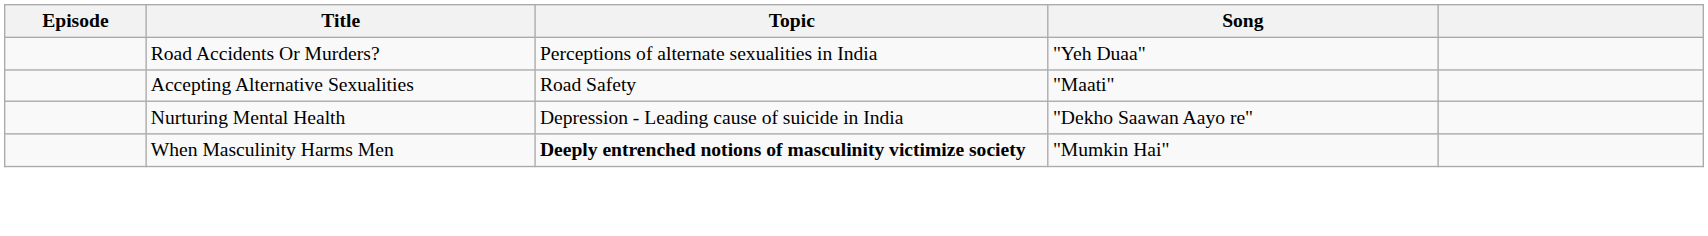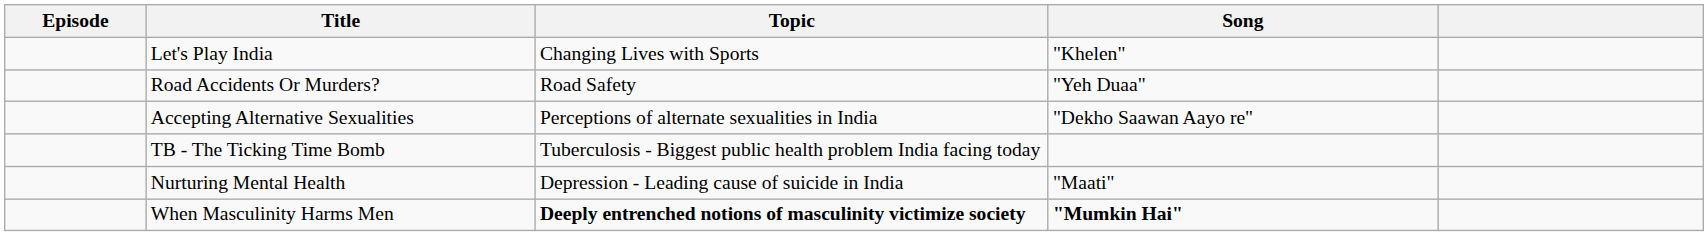+ row: (212, 53)
(709, 53) Perceptions of alternate sexualities in India -> (588, 85) Road Safety
(588, 85) Road Safety -> (709, 117) Perceptions of alternate sexualities in India
(1084, 85) "Maati" -> (1153, 117) "Dekho Saawan Aayo re"
+ row: (268, 150)
(1153, 117) "Dekho Saawan Aayo re" -> (1084, 182) "Maati"
(1111, 150) normal -> (1118, 214) bold
